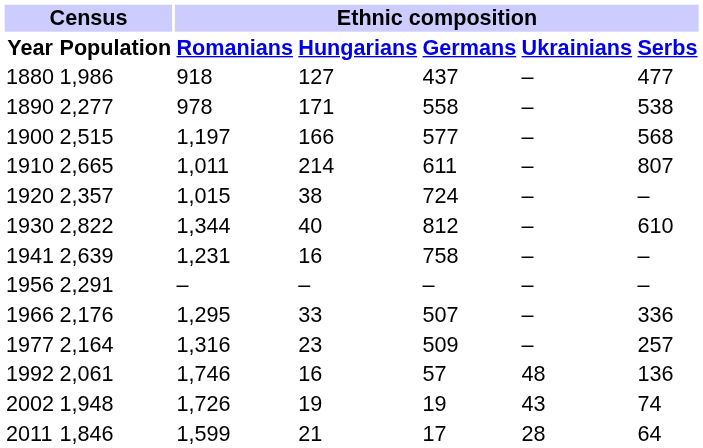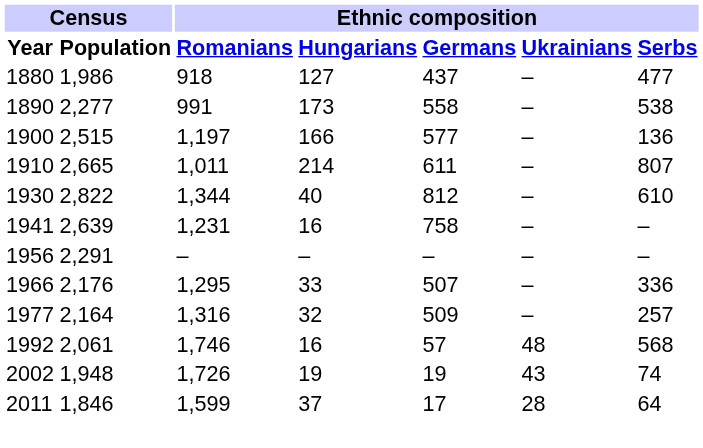(195, 107) 978 -> (195, 107) 991
(316, 107) 171 -> (316, 107) 173
(655, 136) 568 -> (655, 136) 136
- row: (30, 196)
(310, 344) 23 -> (310, 315) 32
(655, 374) 136 -> (655, 344) 568
(310, 433) 21 -> (310, 404) 37
